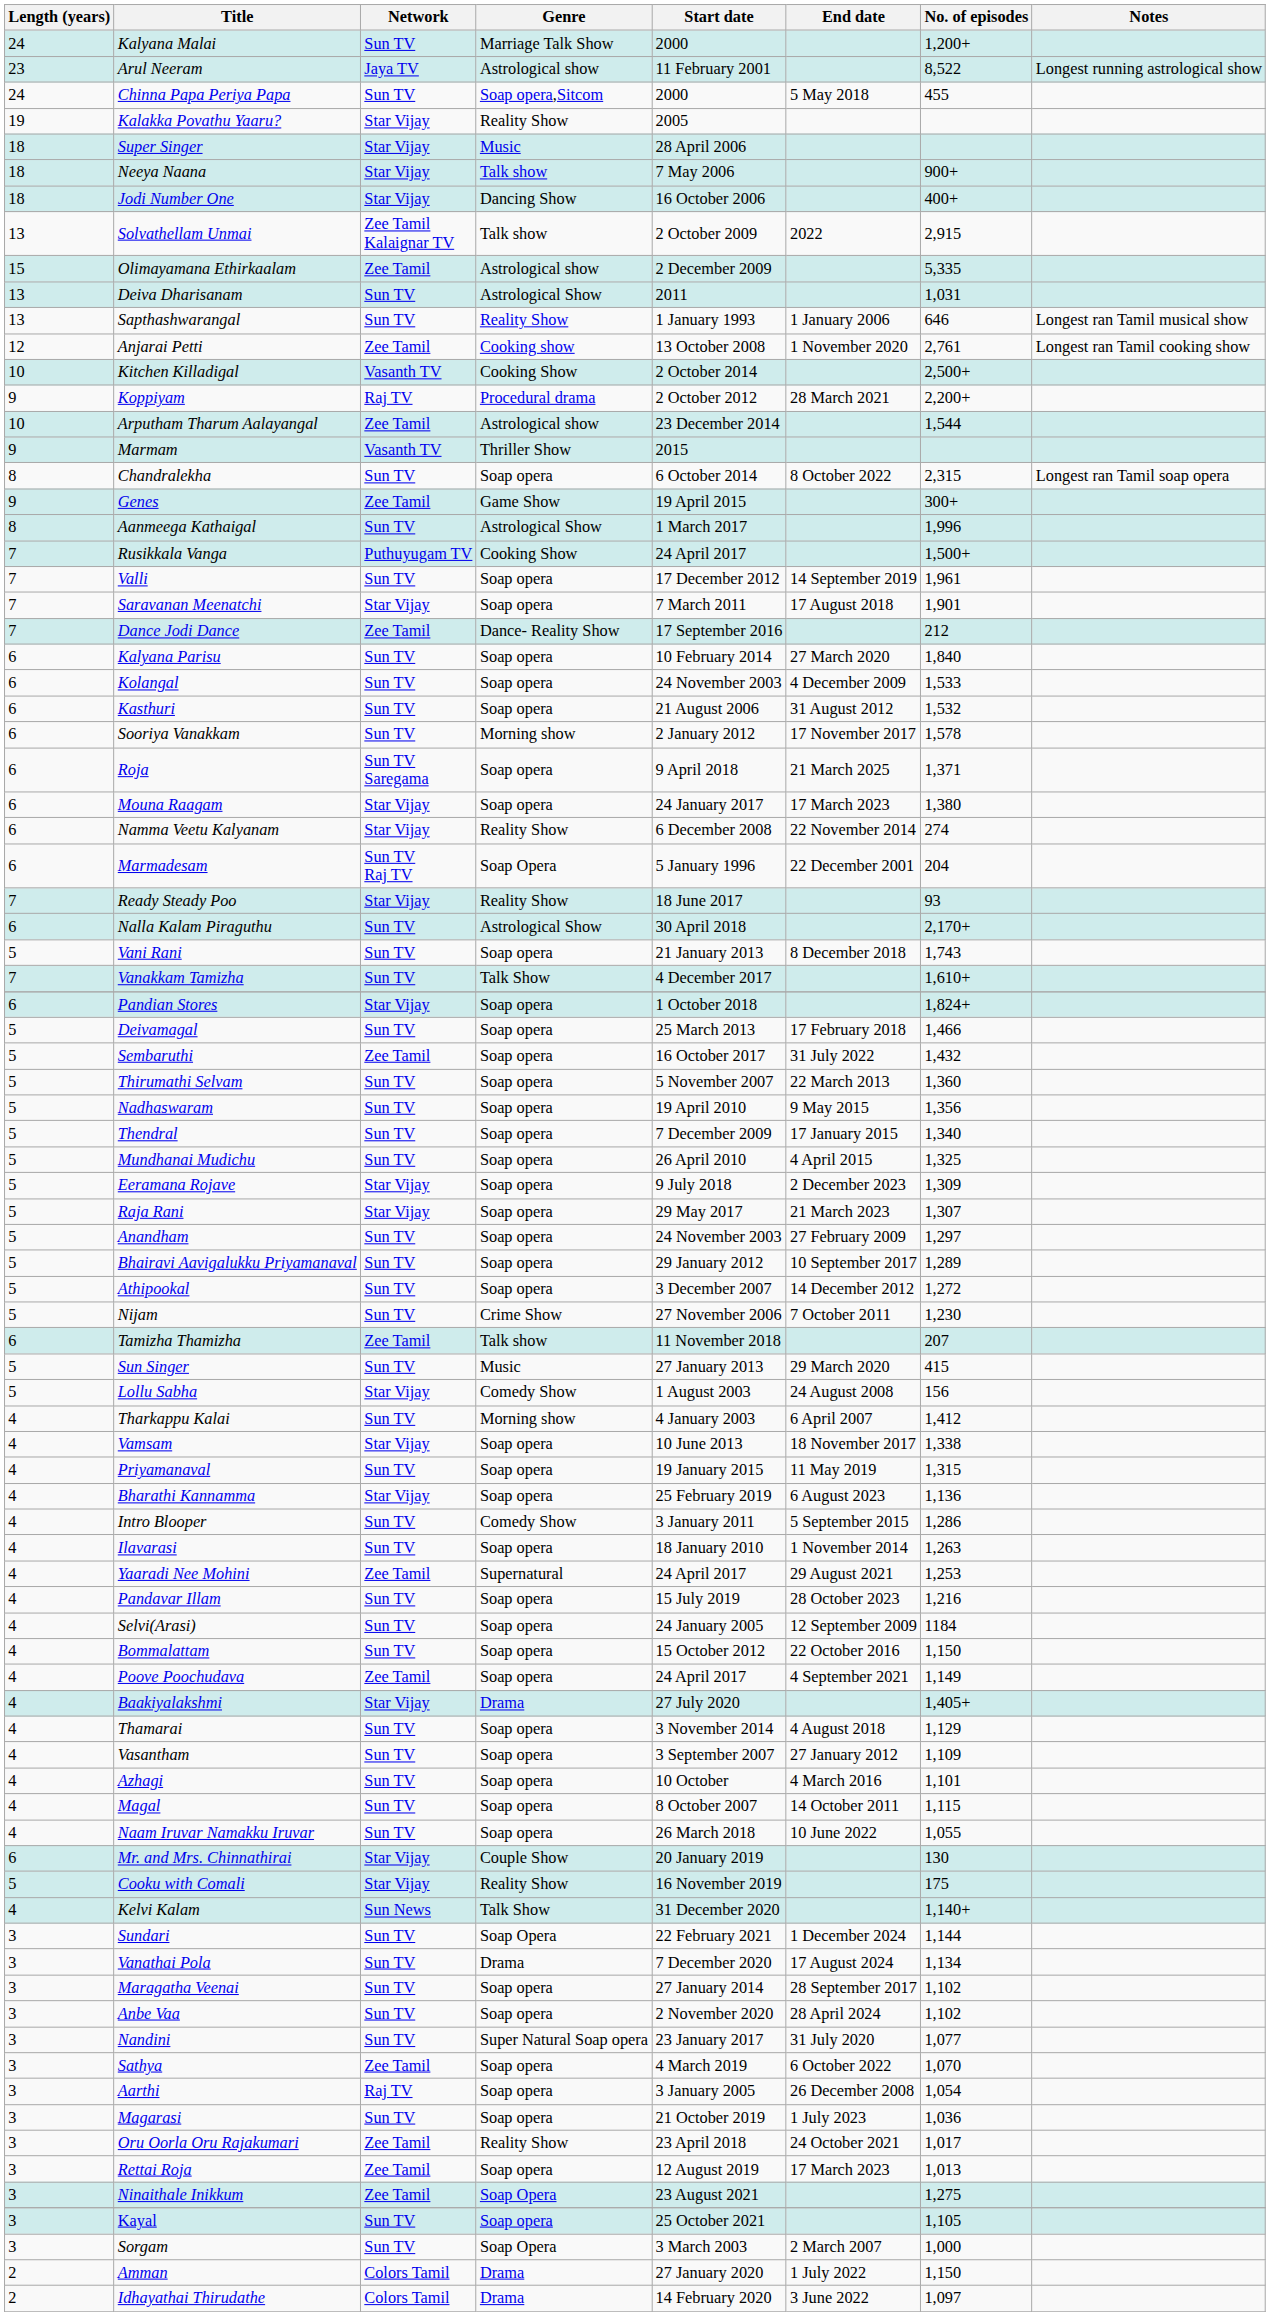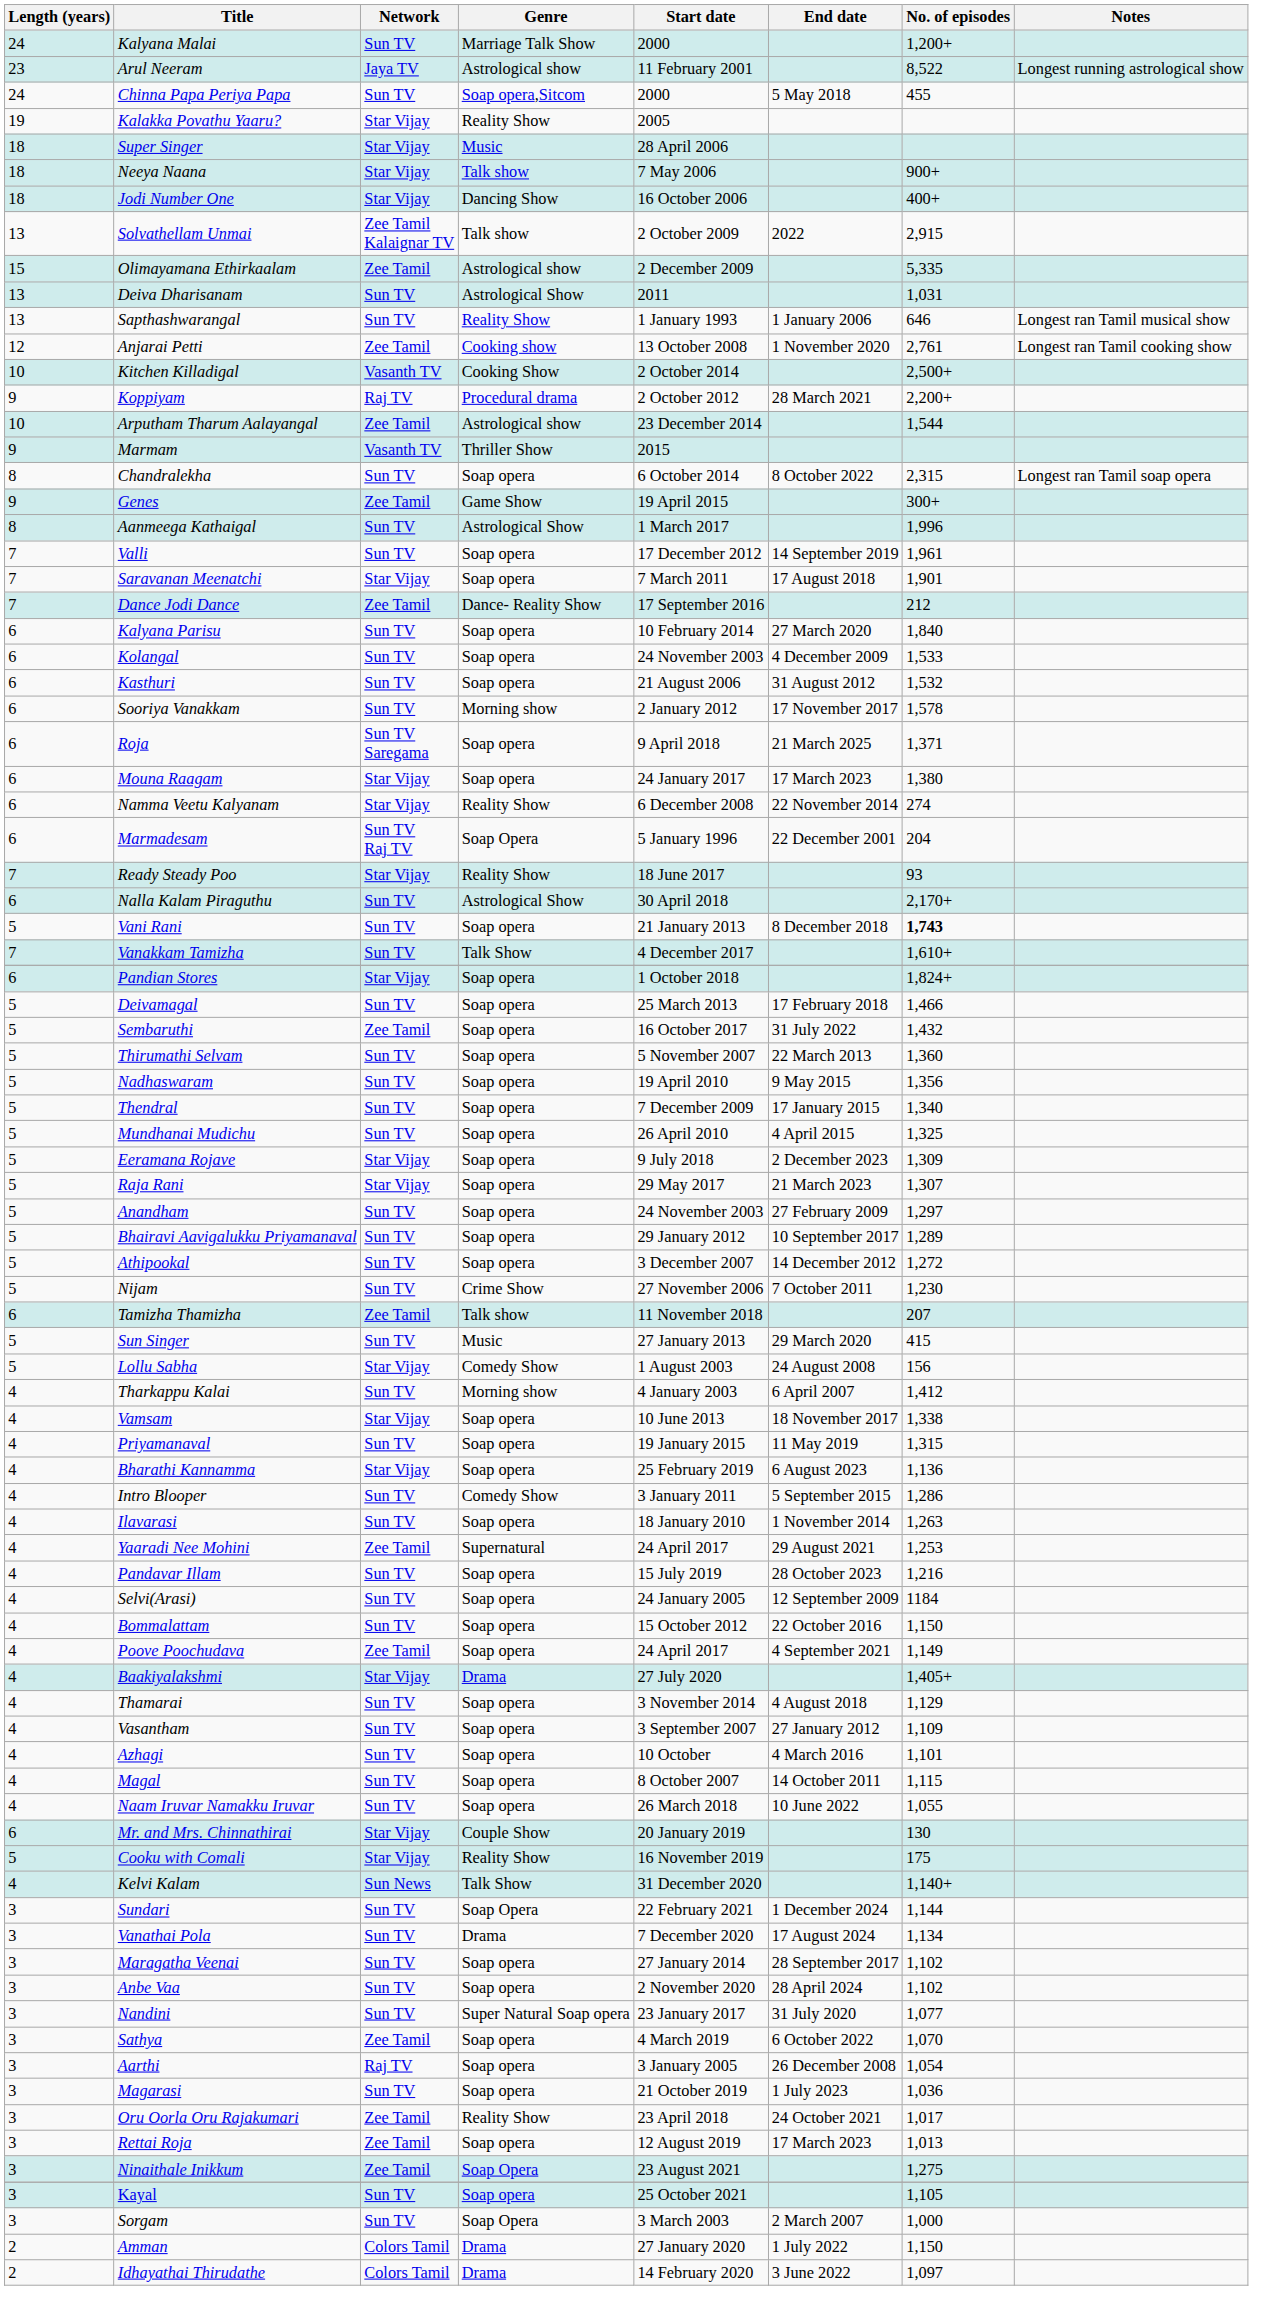- row: (172, 553)
(943, 952) normal -> (925, 926) bold
